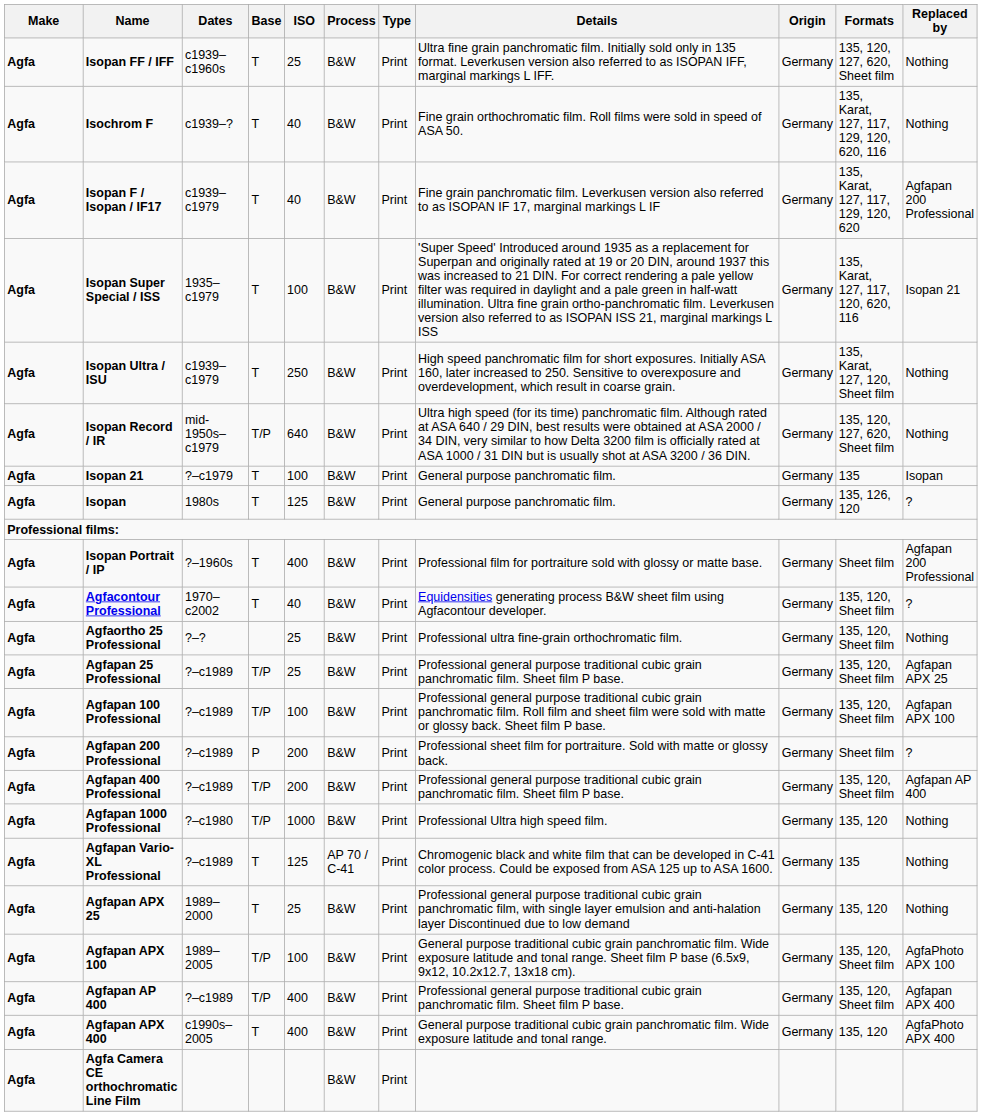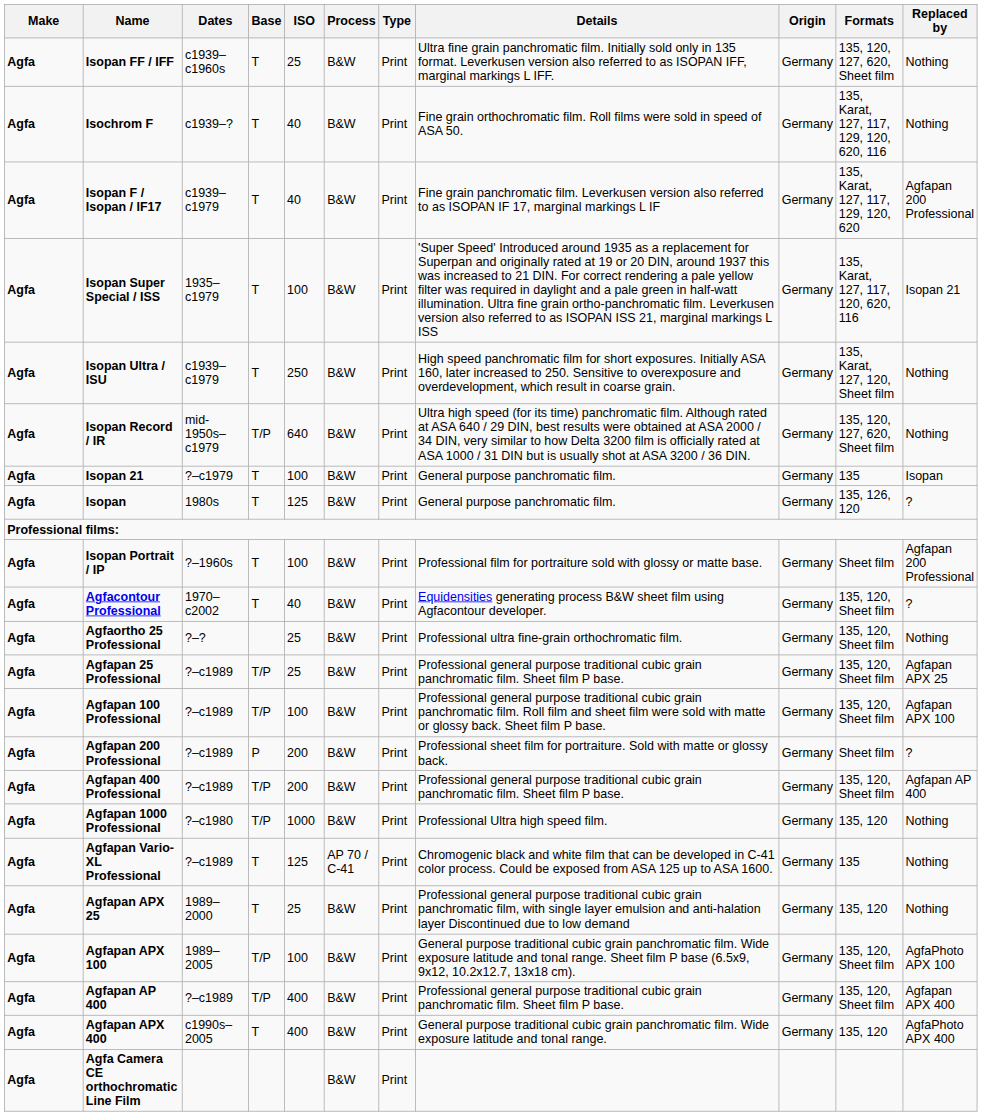(298, 563) 400 -> (298, 563) 100
